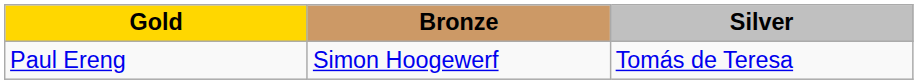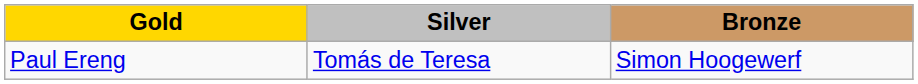columns swapped: (762, 23) <-> (459, 23)
